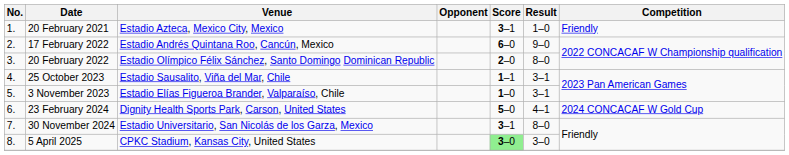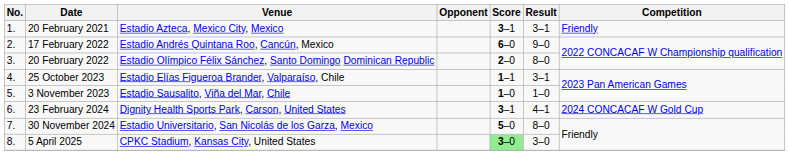(541, 28) 1–0 -> (541, 28) 3–1
(205, 77) Estadio Sausalito, Viña del Mar, Chile -> (232, 77) Estadio Elías Figueroa Brander, Valparaíso, Chile
(232, 93) Estadio Elías Figueroa Brander, Valparaíso, Chile -> (205, 93) Estadio Sausalito, Viña del Mar, Chile
(541, 93) 3–1 -> (541, 93) 1–0
(506, 110) 5–0 -> (506, 110) 3–1
(506, 126) 3–1 -> (506, 126) 5–0
